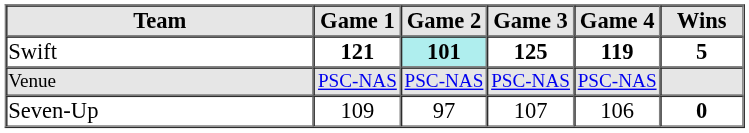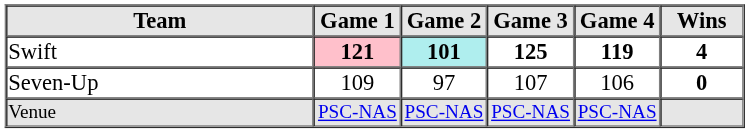(357, 51) no background -> (357, 51) pink background
(702, 51) 5 -> (702, 51) 4
rows swapped: (53, 110) <-> (32, 81)
